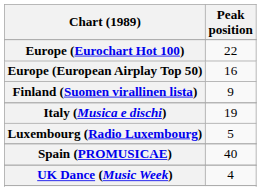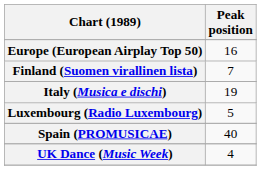- row: (105, 50)
(231, 92) 9 -> (231, 71) 7
